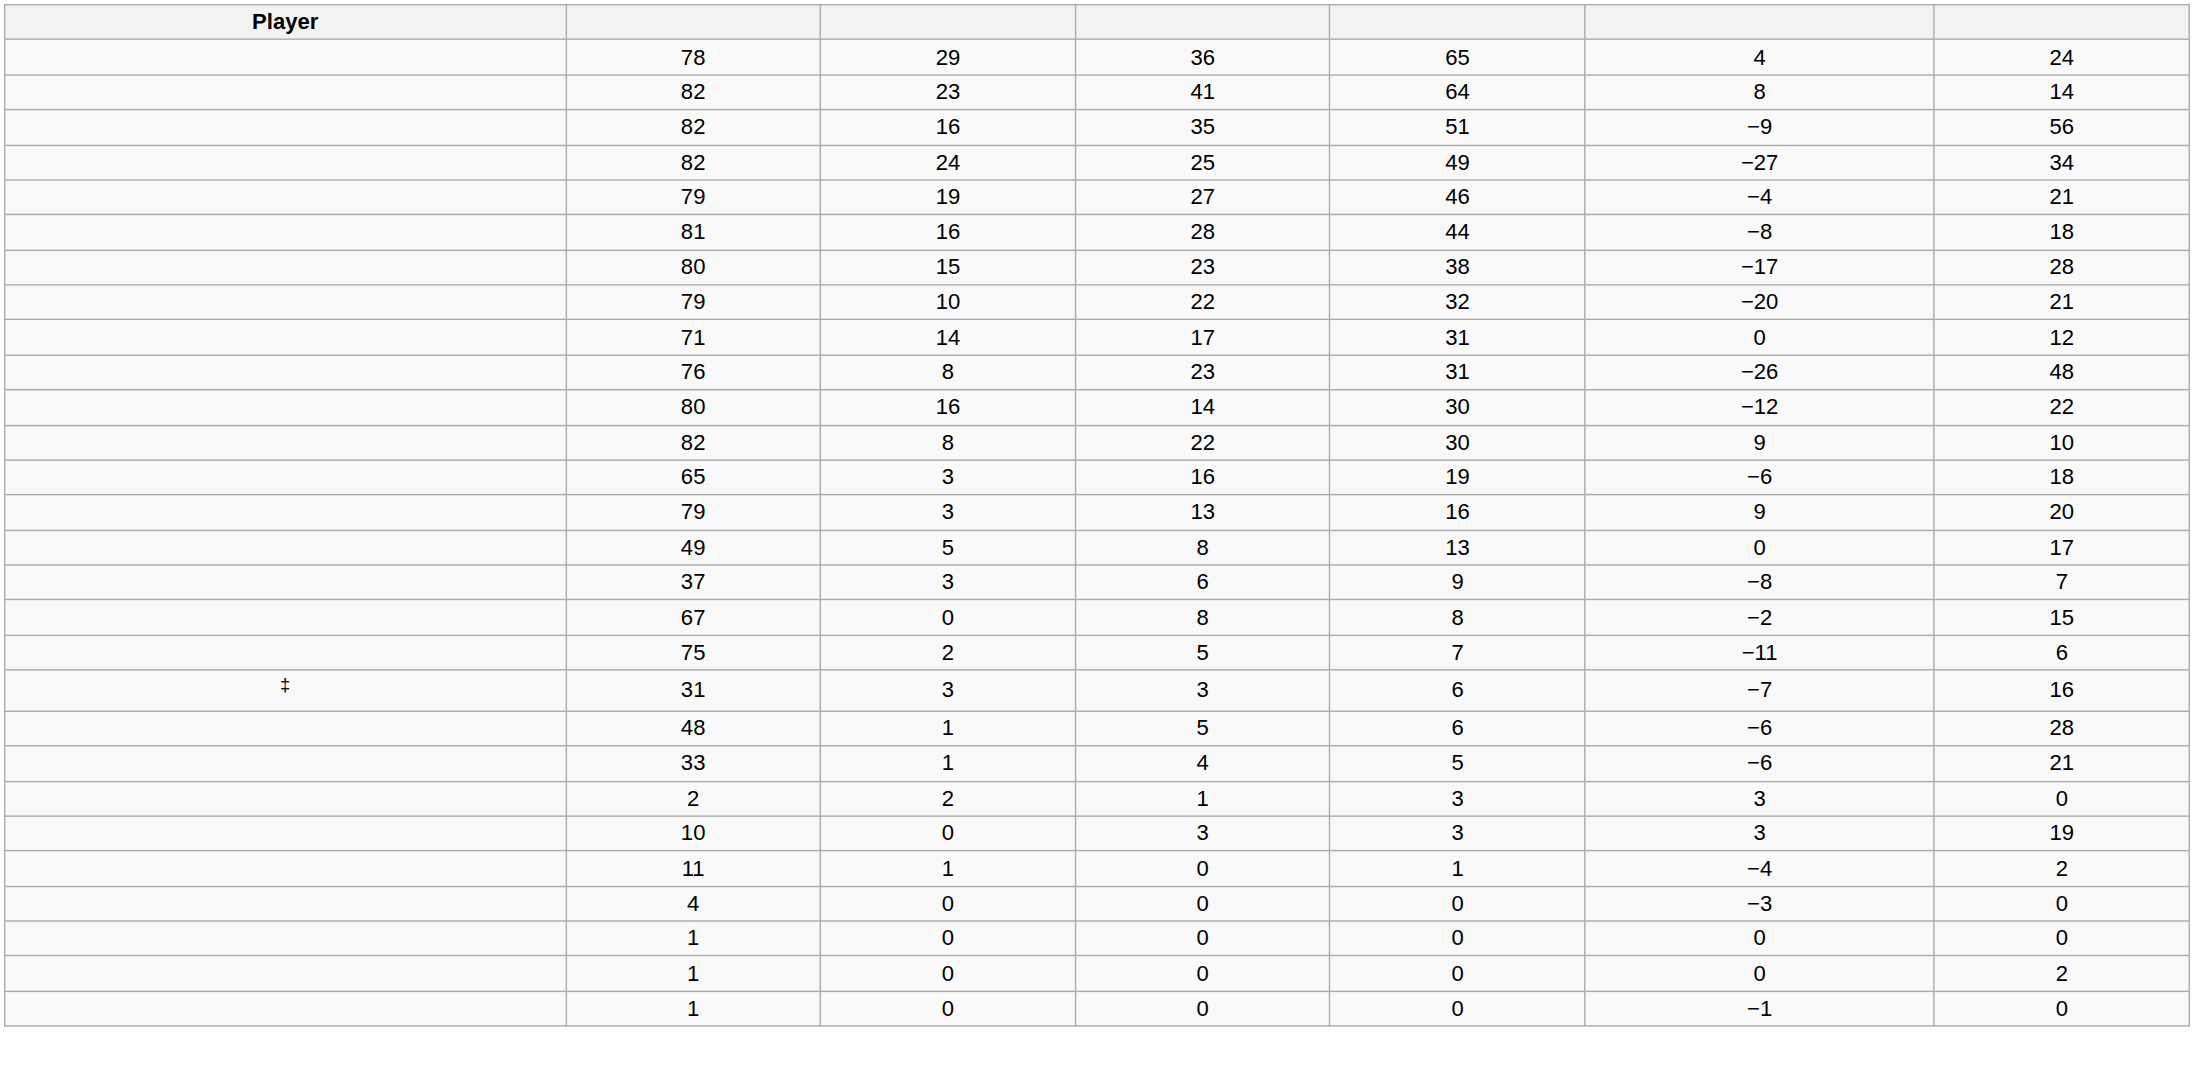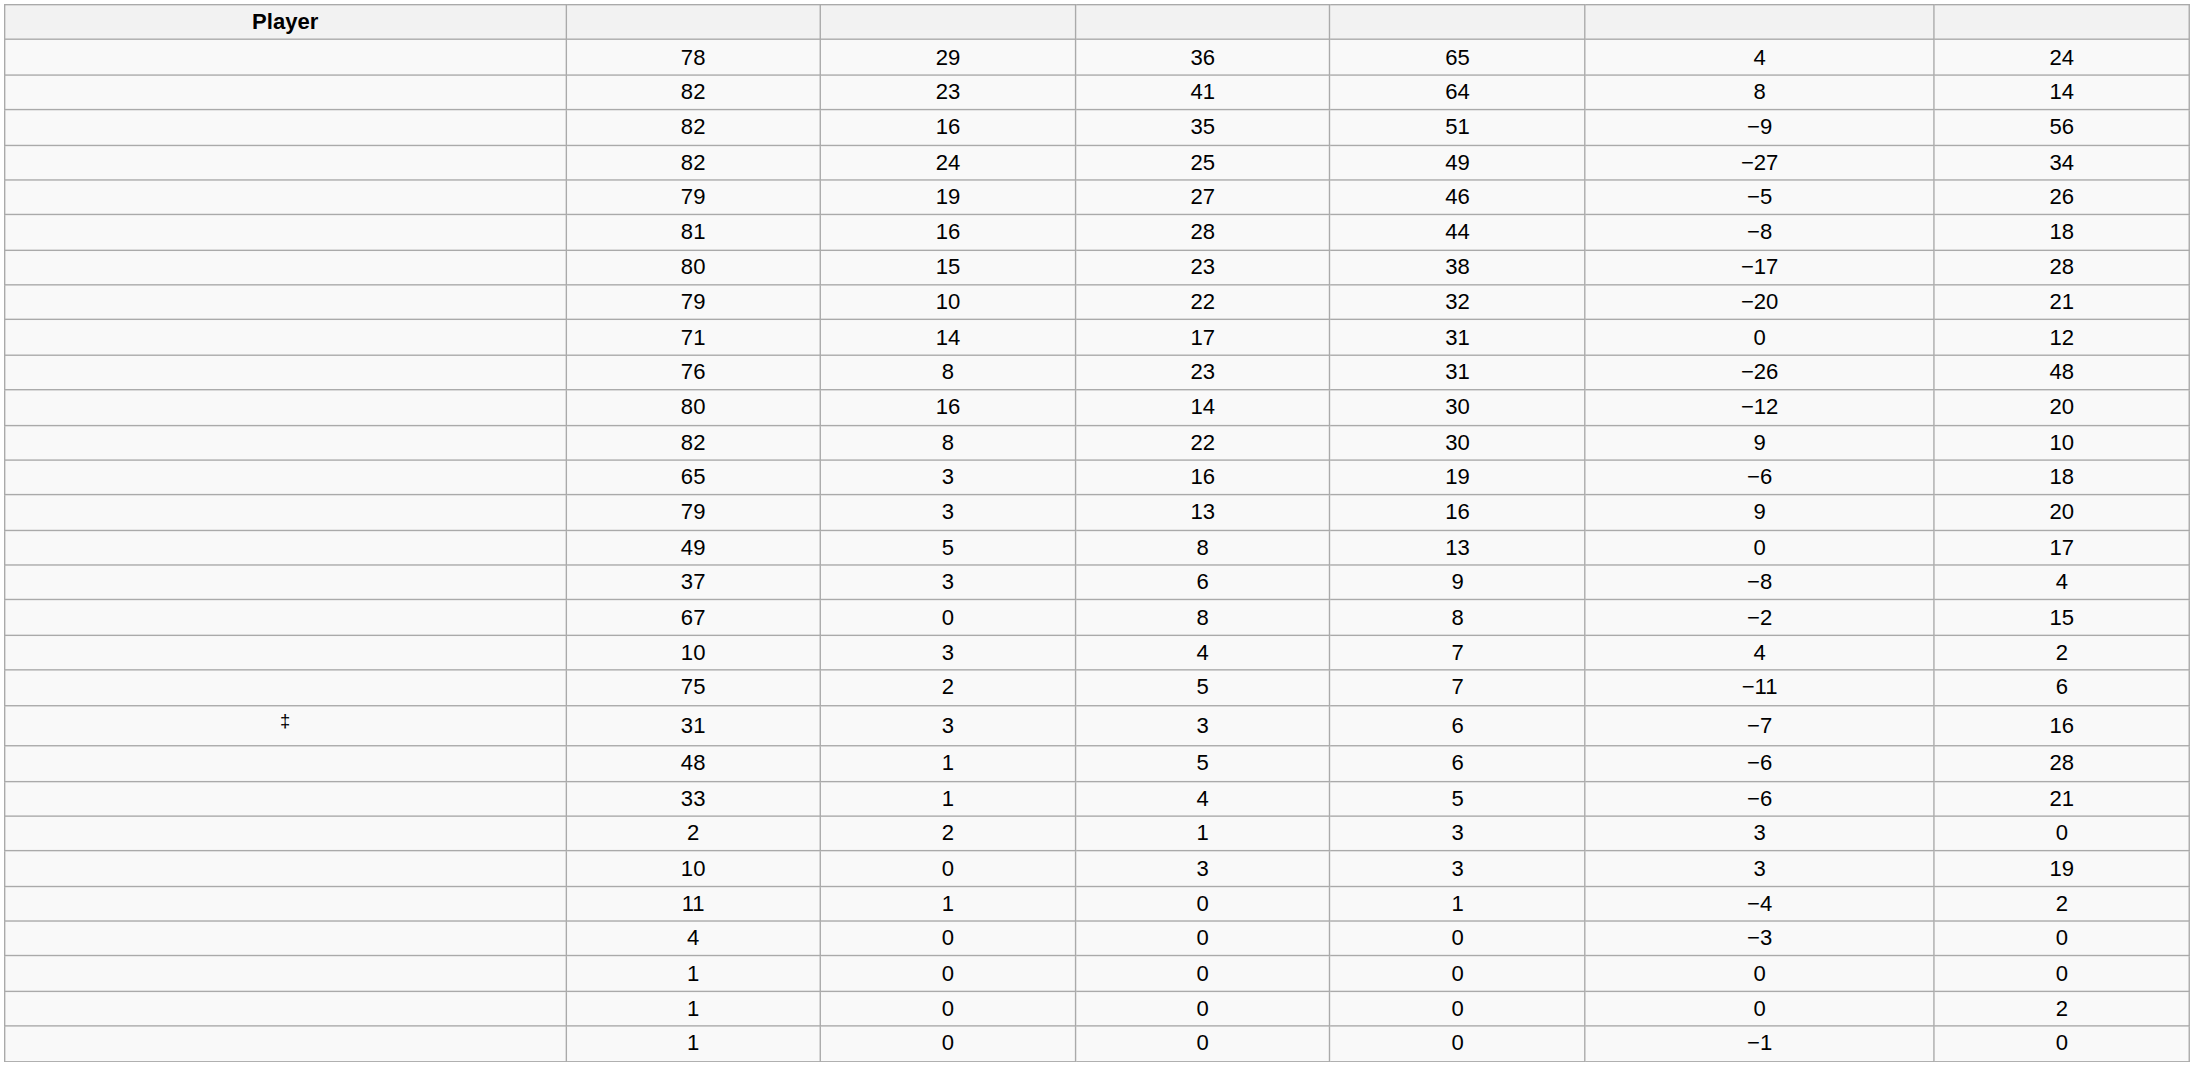(1760, 197) −4 -> (1760, 197) −5
(2062, 197) 21 -> (2062, 197) 26
(2062, 407) 22 -> (2062, 407) 20
(2062, 582) 7 -> (2062, 582) 4
+ row: (693, 652)
